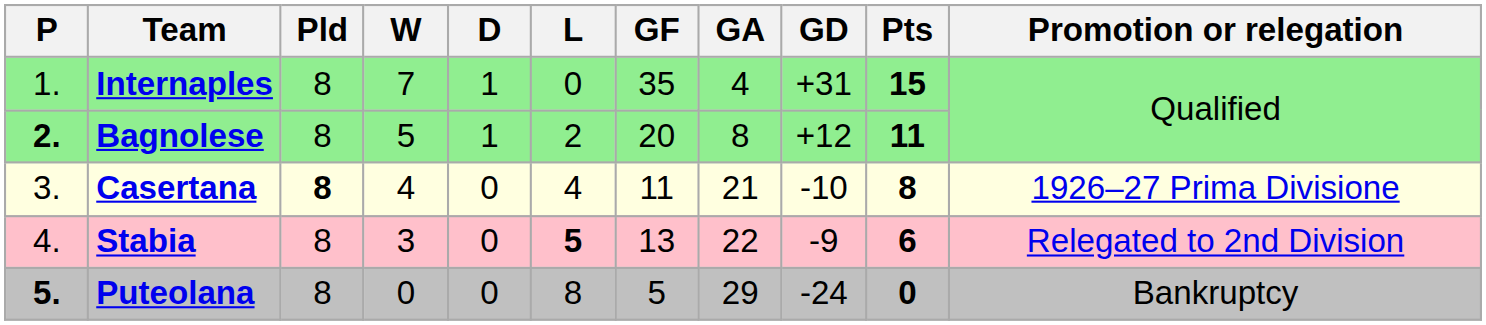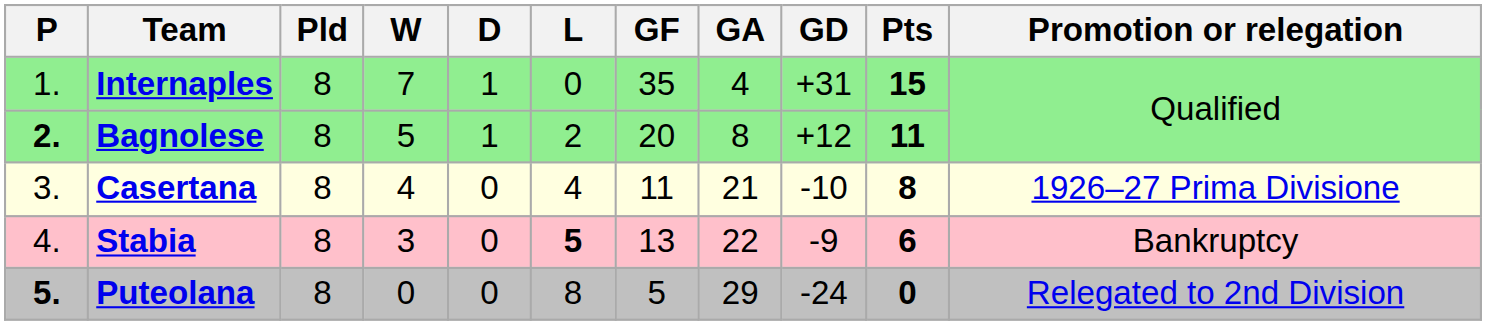(322, 188) bold -> (322, 188) normal
(1216, 240) Relegated to 2nd Division -> (1216, 240) Bankruptcy
(1216, 293) Bankruptcy -> (1216, 293) Relegated to 2nd Division
